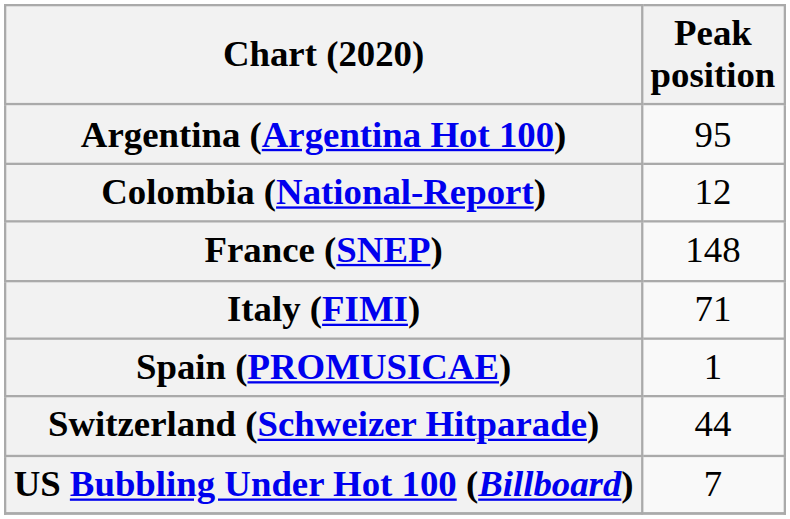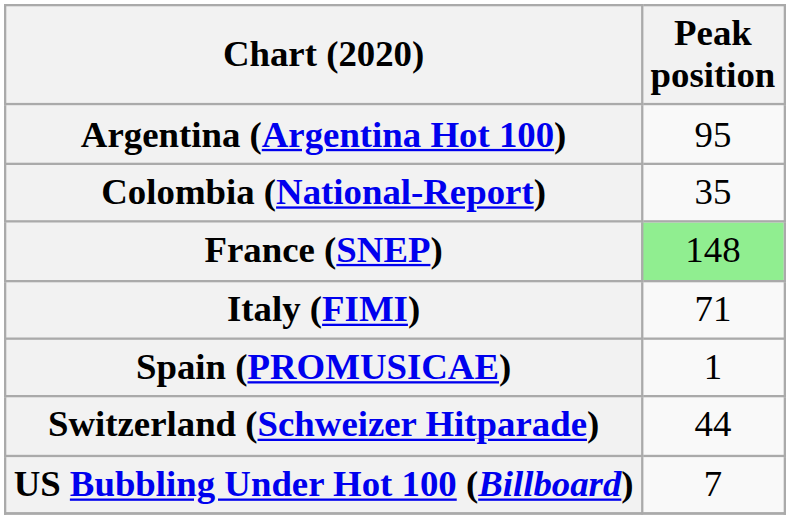(713, 191) 12 -> (713, 191) 35
(713, 250) no background -> (713, 250) lightgreen background
